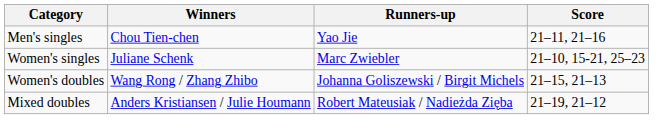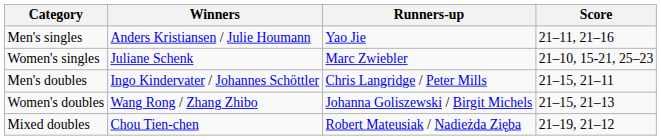(155, 37) Chou Tien-chen -> (211, 37) Anders Kristiansen / Julie Houmann
+ row: (47, 80)
(211, 102) Anders Kristiansen / Julie Houmann -> (155, 124) Chou Tien-chen
